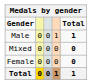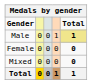(74, 36) no background -> (74, 36) khaki background
rows swapped: (20, 61) <-> (20, 49)
